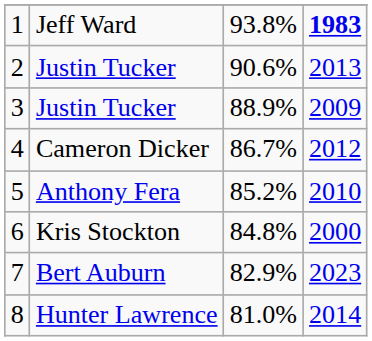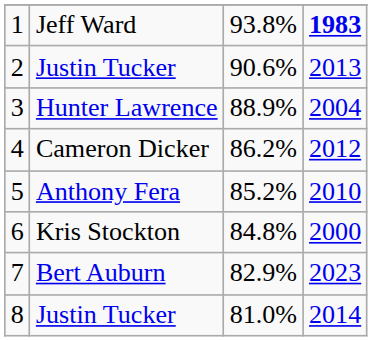(106, 107) Justin Tucker -> (127, 107) Hunter Lawrence
(335, 107) 2009 -> (335, 107) 2004
(263, 149) 86.7% -> (263, 149) 86.2%
(127, 314) Hunter Lawrence -> (106, 314) Justin Tucker
